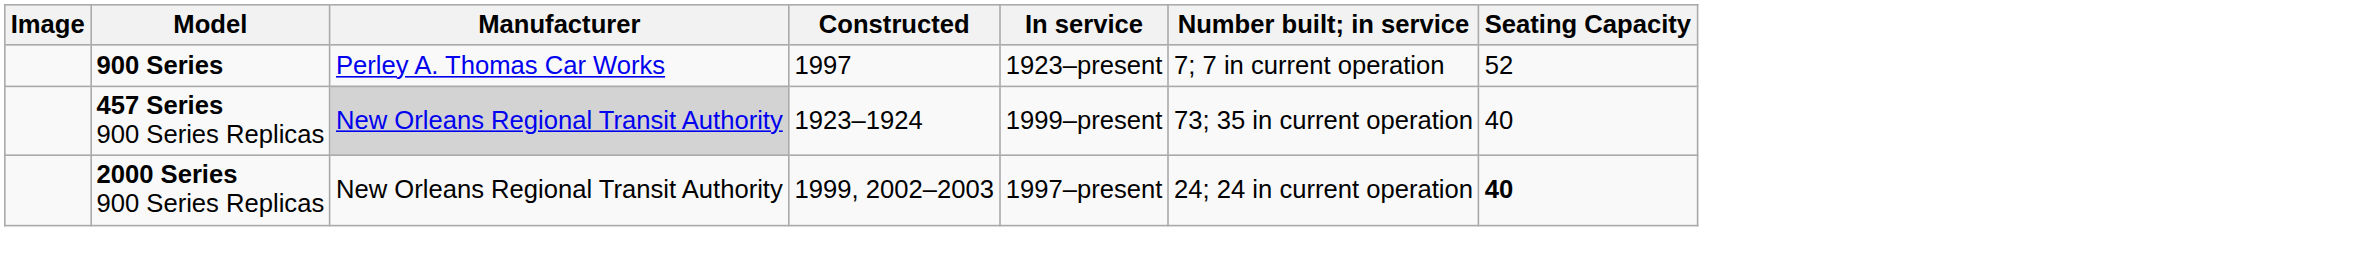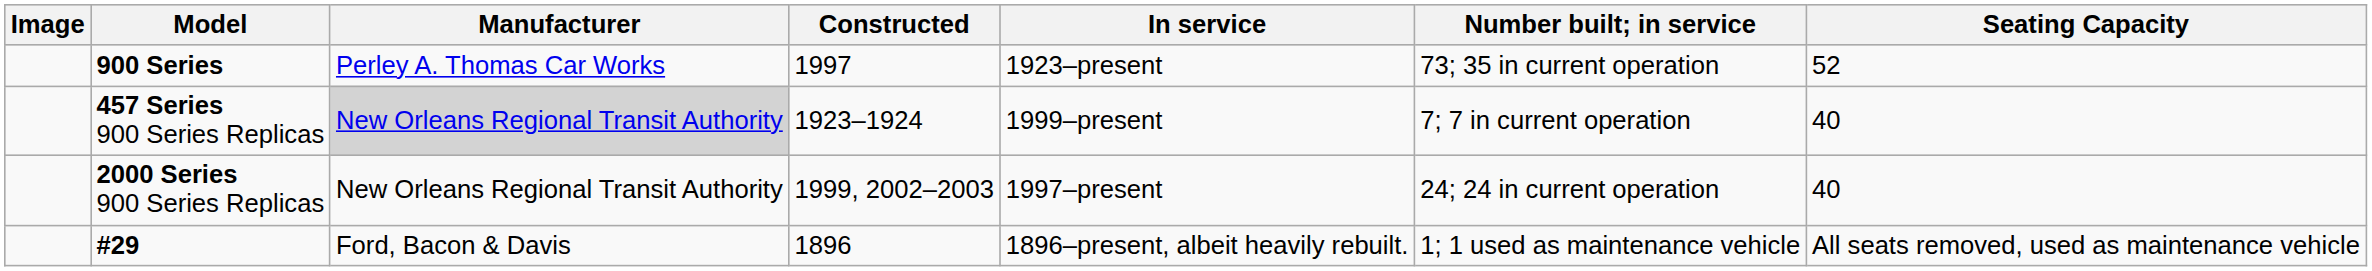(1309, 65) 7; 7 in current operation -> (1570, 65) 73; 35 in current operation
(1324, 120) 73; 35 in current operation -> (1555, 120) 7; 7 in current operation
(1499, 189) bold -> (1826, 189) normal
+ row: (118, 244)
